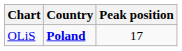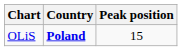(137, 35) 17 -> (137, 35) 15
